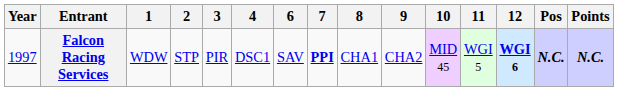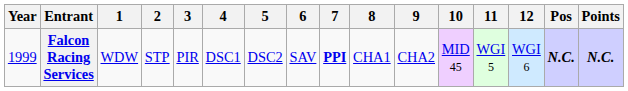+ column: (265, 16)
(22, 57) 1997 -> (22, 57) 1999
(515, 57) bold -> (526, 57) normal
